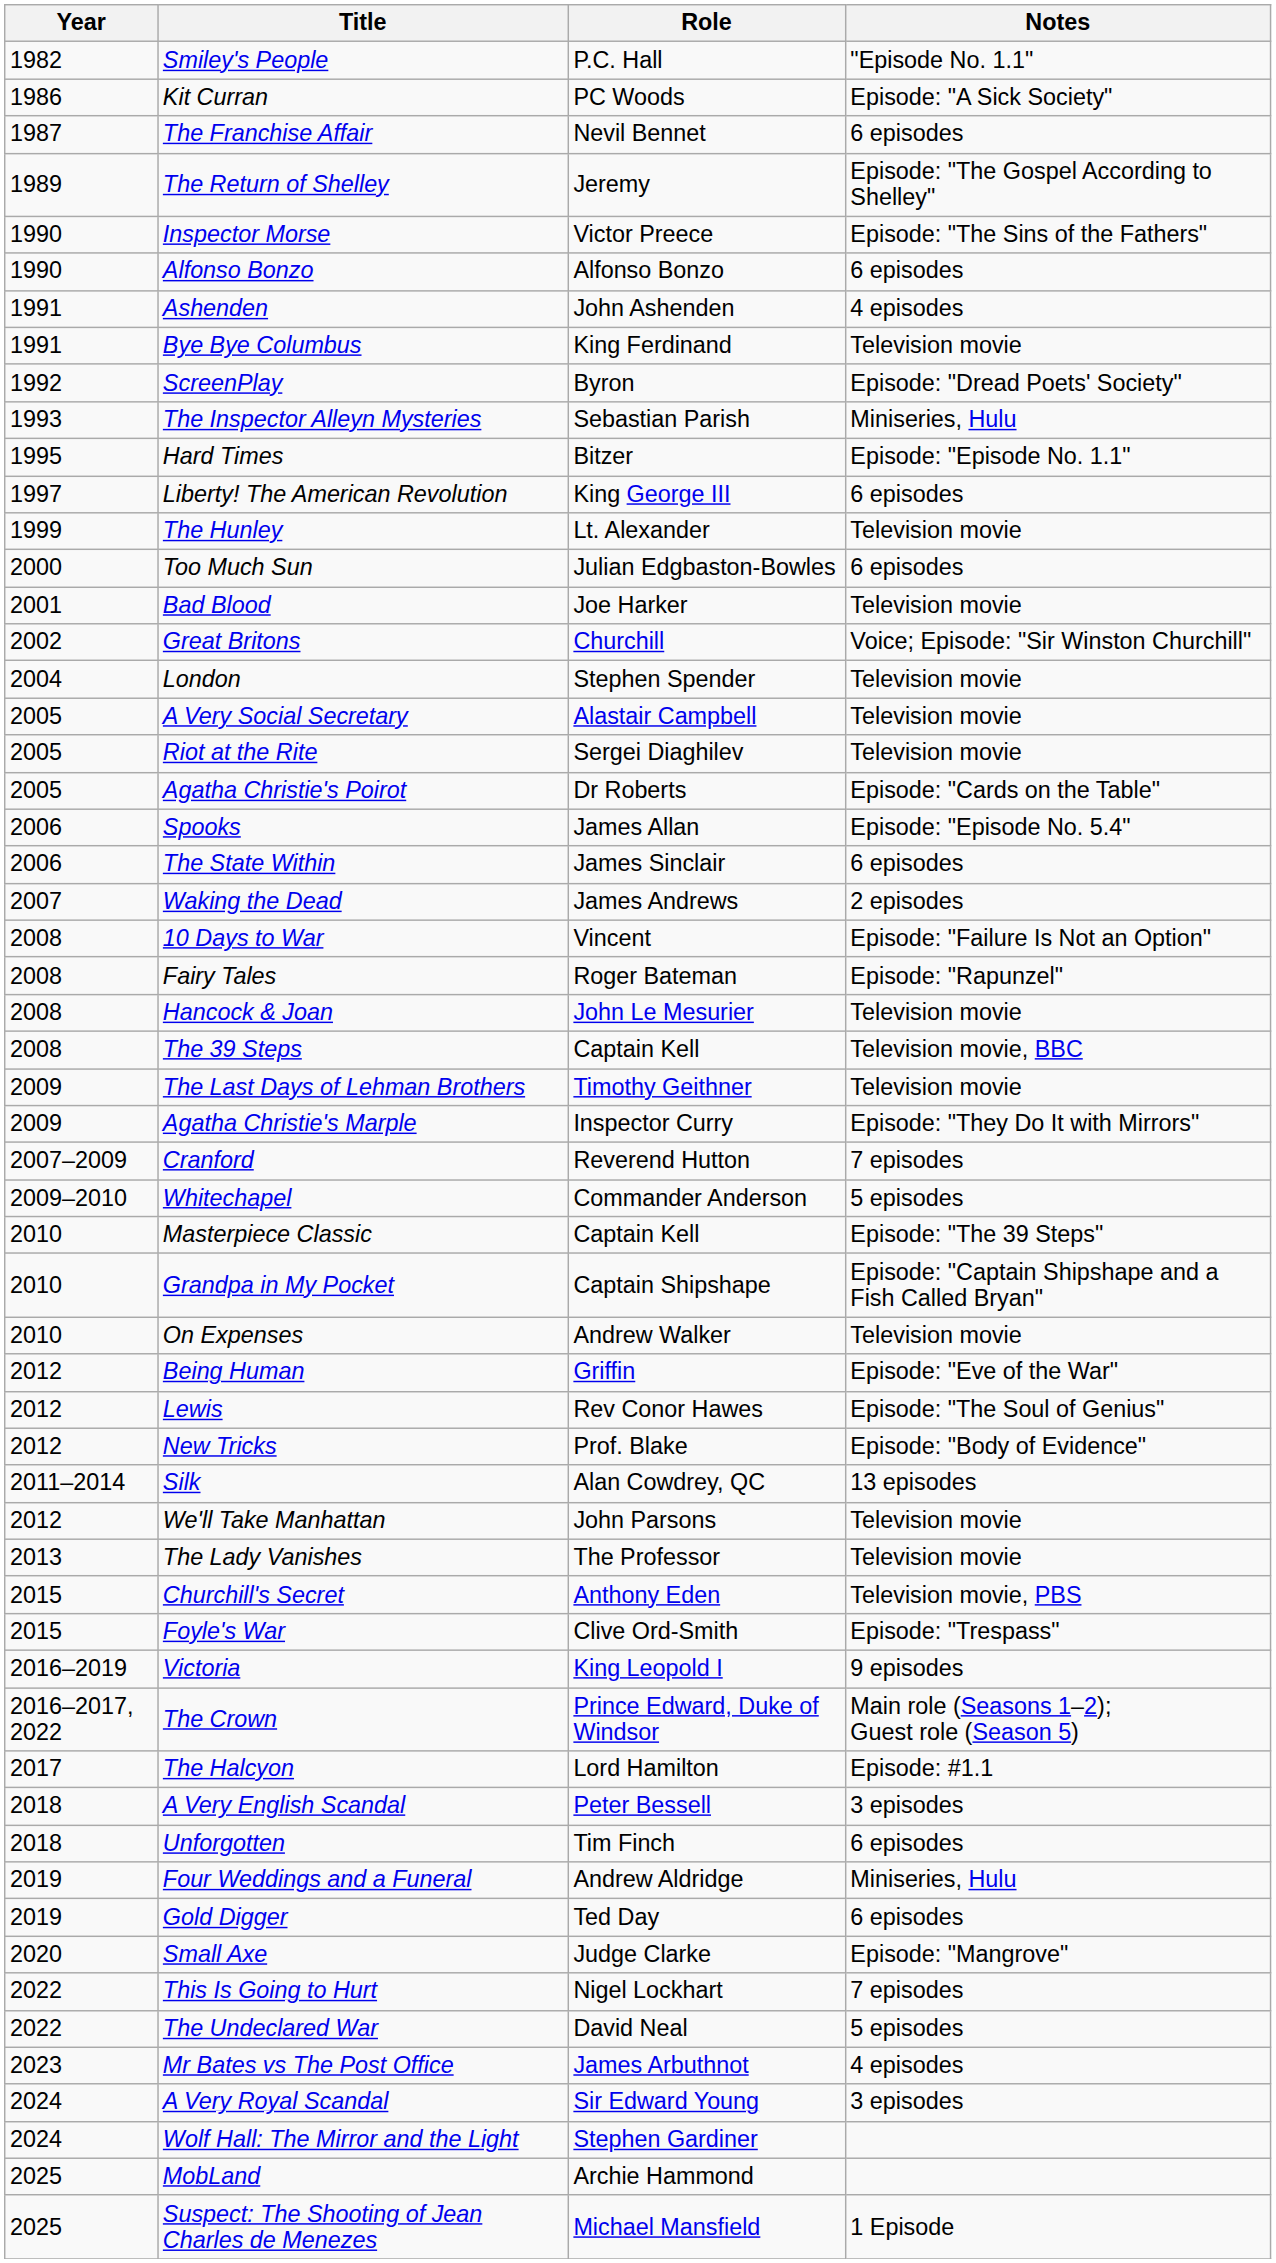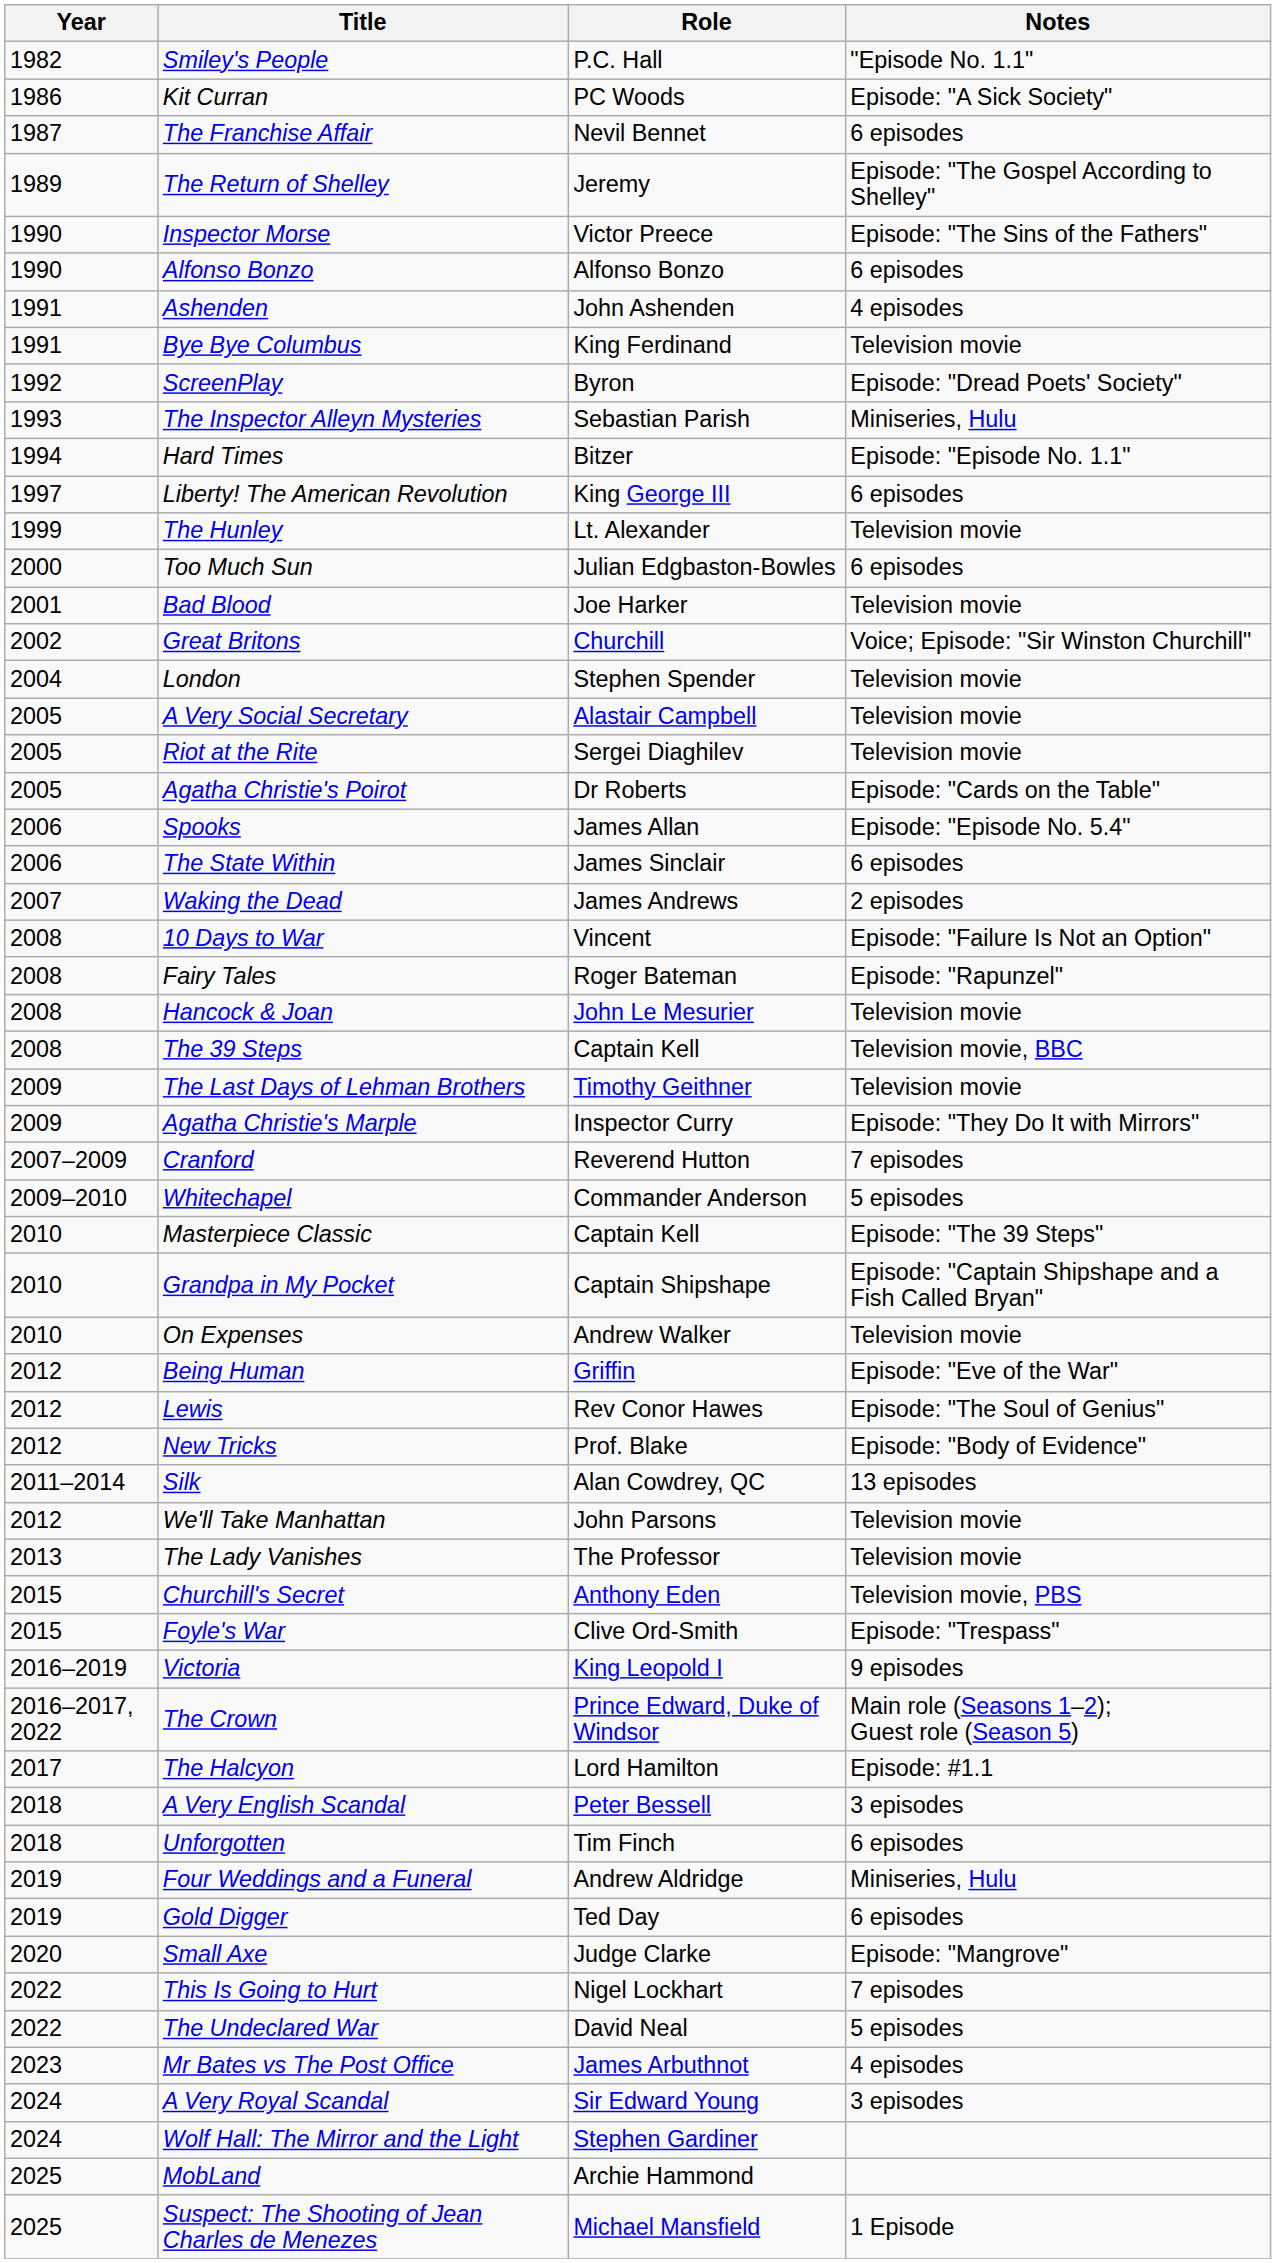(36, 456) 1995 -> (36, 456) 1994
